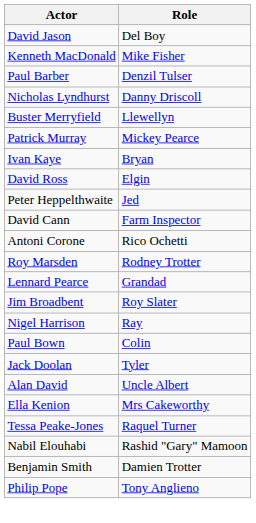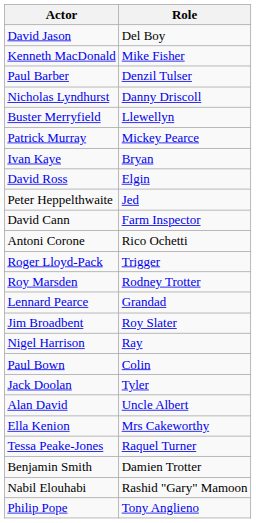+ row: (55, 261)
rows swapped: (50, 466) <-> (47, 446)
